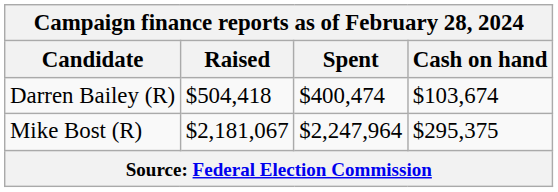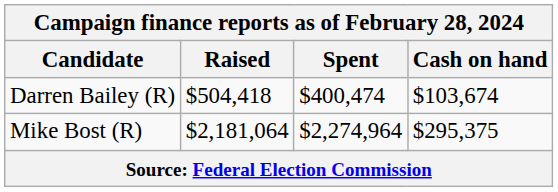(237, 131) $2,181,067 -> (237, 131) $2,181,064
(351, 131) $2,247,964 -> (351, 131) $2,274,964
